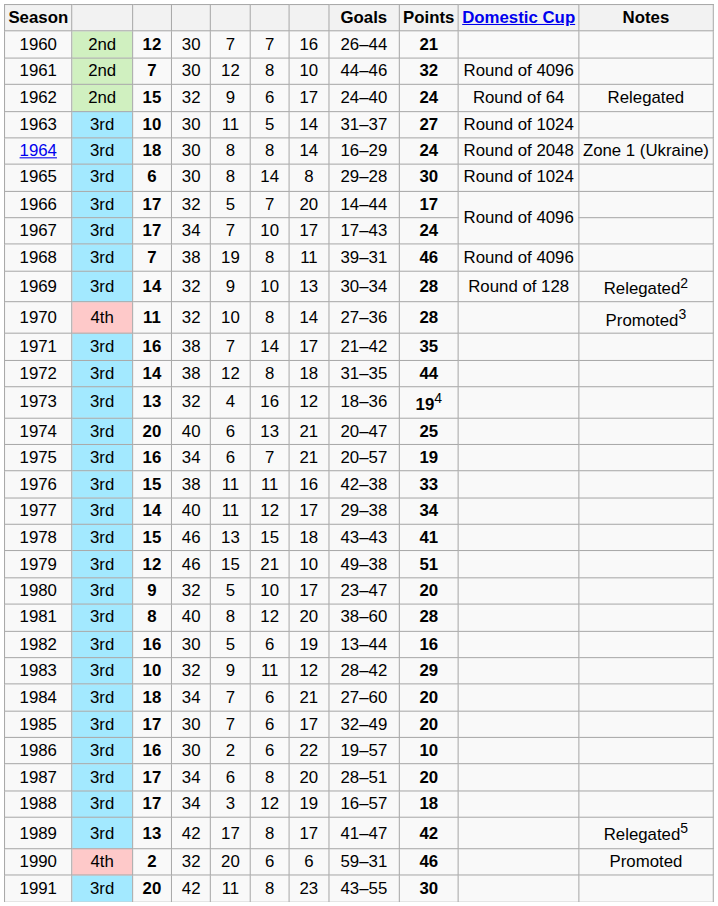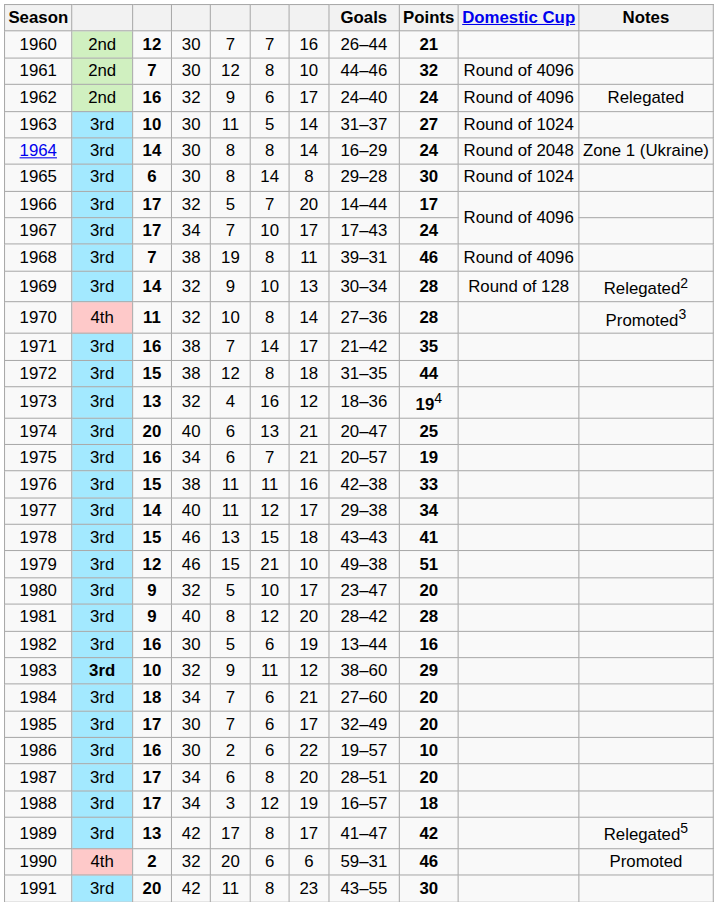(152, 97) 15 -> (152, 97) 16
(519, 97) Round of 64 -> (519, 97) Round of 4096
(152, 151) 18 -> (152, 151) 14
(152, 373) 14 -> (152, 373) 15
(152, 617) 8 -> (152, 617) 9
(364, 617) 38–60 -> (364, 617) 28–42
(102, 670) normal -> (102, 670) bold
(364, 670) 28–42 -> (364, 670) 38–60
